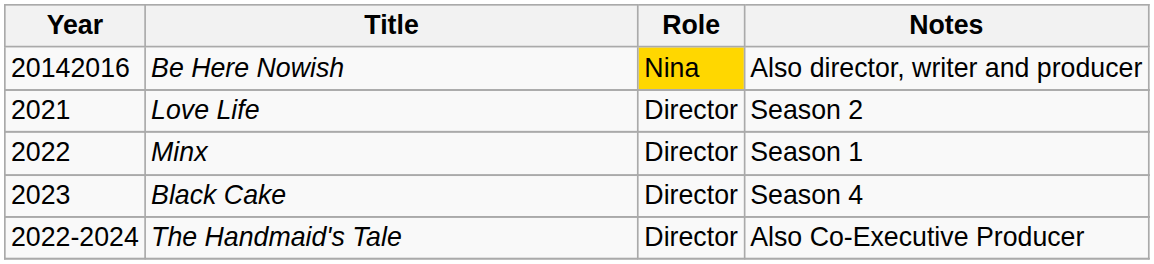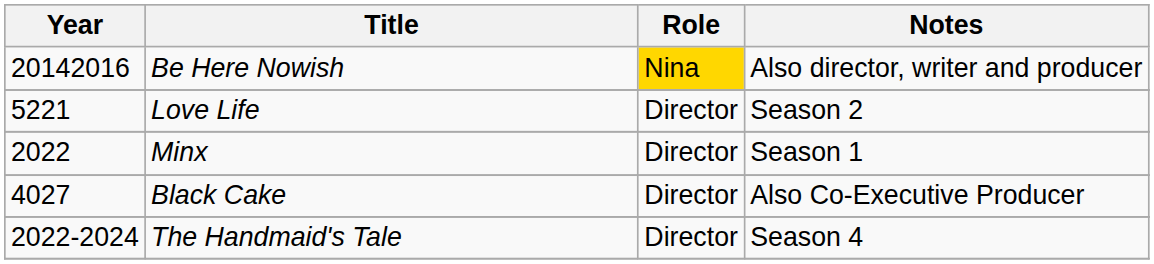(41, 110) 2021 -> (41, 110) 5221
(41, 195) 2023 -> (41, 195) 4027
(807, 195) Season 4 -> (917, 195) Also Co-Executive Producer
(917, 237) Also Co-Executive Producer -> (807, 237) Season 4
